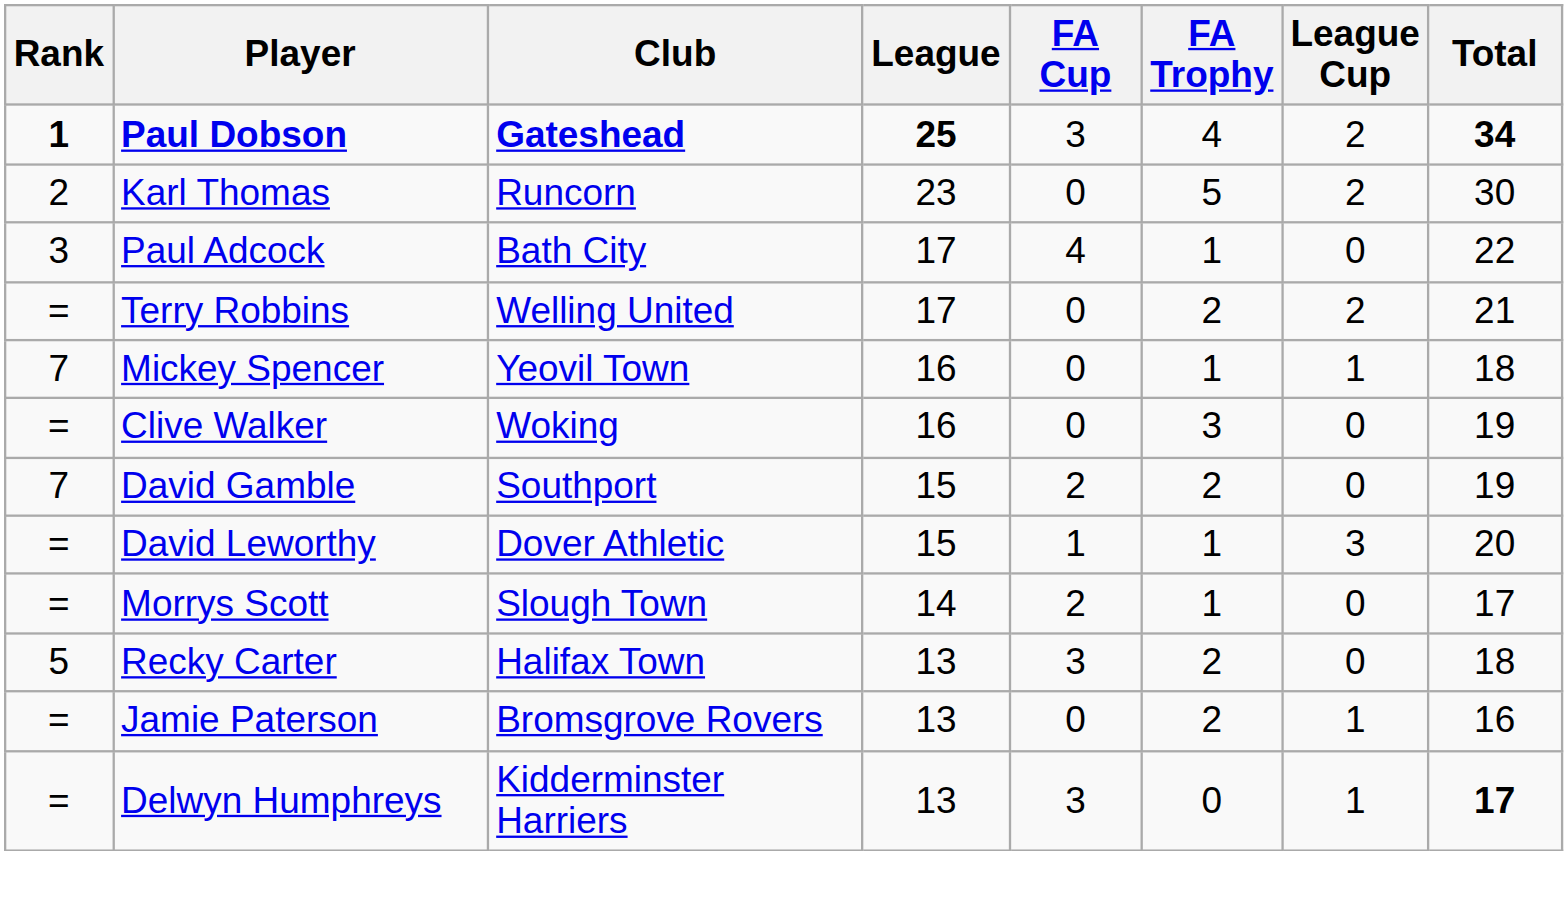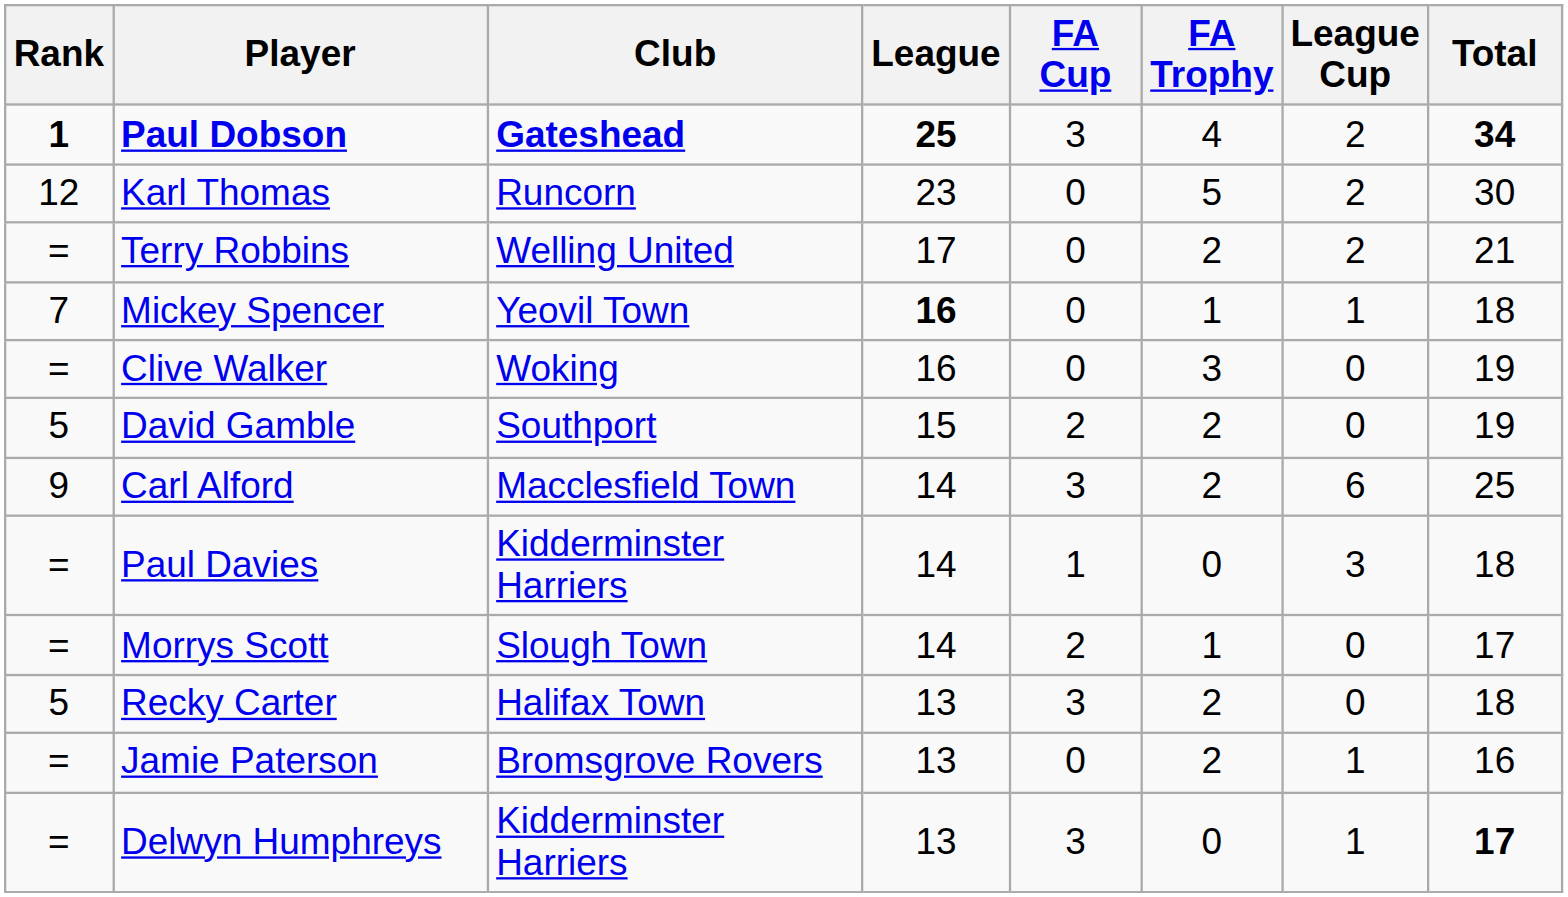(59, 192) 2 -> (59, 192) 12
- row: (223, 251)
(936, 368) normal -> (936, 309) bold
(59, 485) 7 -> (59, 427) 5
- row: (248, 544)
+ row: (207, 485)
+ row: (220, 565)
